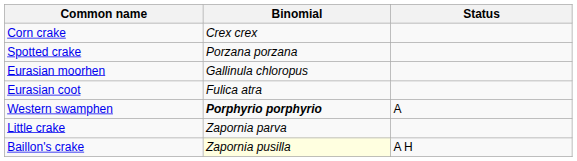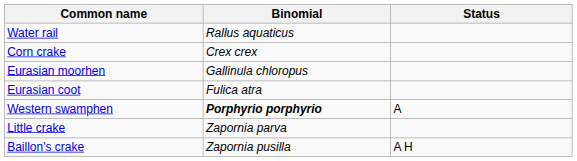+ row: (33, 33)
- row: (44, 52)
(248, 147) lightyellow background -> (248, 147) no background
